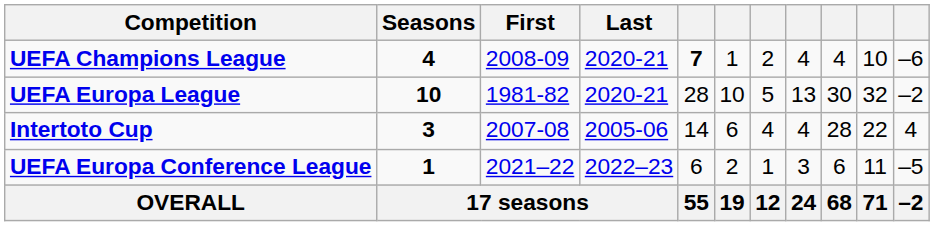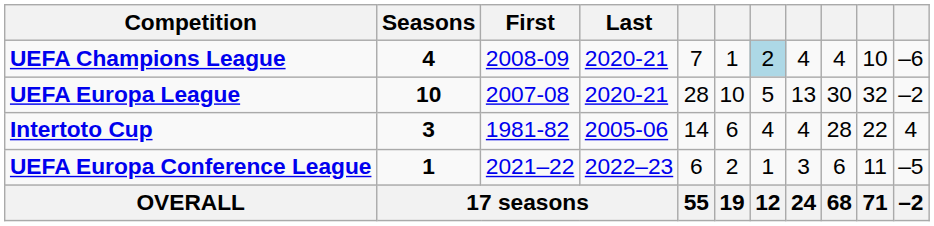(696, 58) bold -> (696, 58) normal
(768, 58) no background -> (768, 58) lightblue background
(528, 94) 1981-82 -> (528, 94) 2007-08
(528, 130) 2007-08 -> (528, 130) 1981-82
